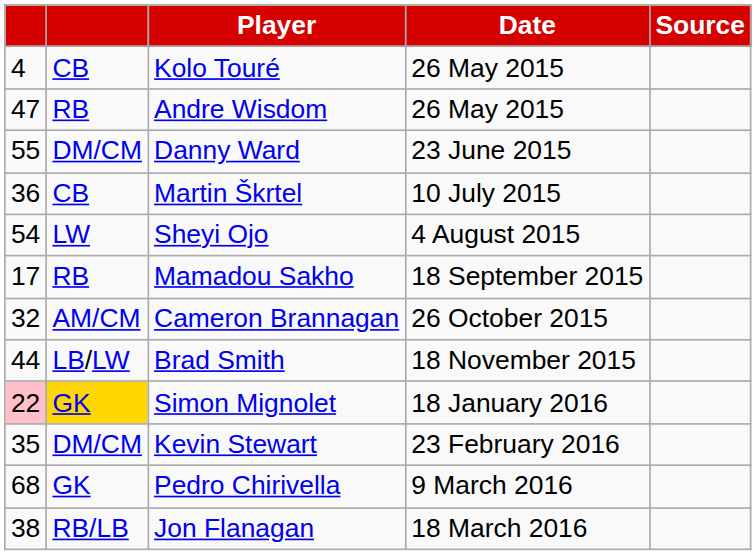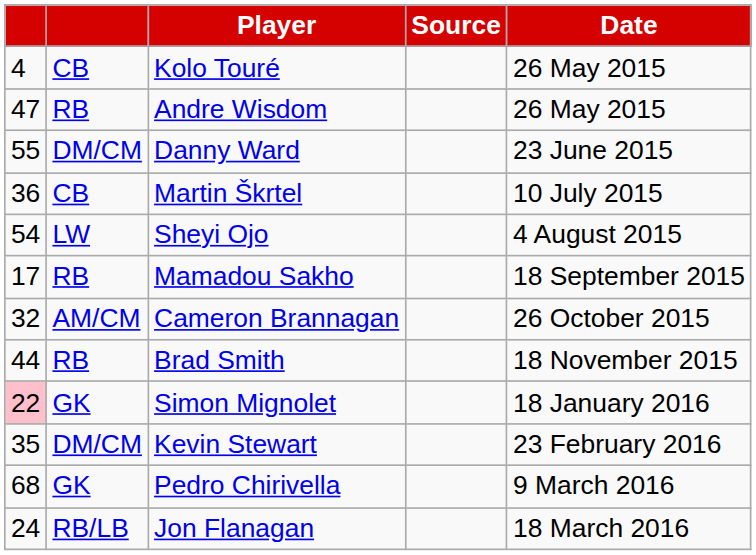columns swapped: (527, 25) <-> (700, 25)
(91, 360) LB/LW -> (71, 360) RB
(72, 402) gold background -> (72, 402) no background
(26, 527) 38 -> (26, 527) 24
